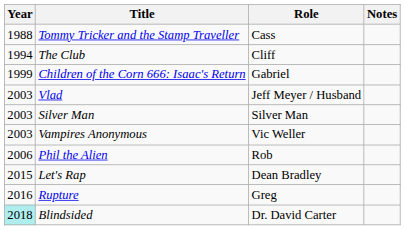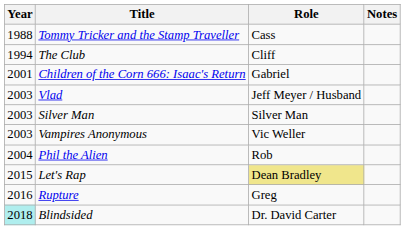(20, 74) 1999 -> (20, 74) 2001
(20, 154) 2006 -> (20, 154) 2004
(286, 174) no background -> (286, 174) khaki background
